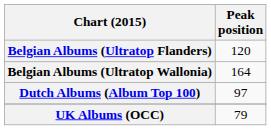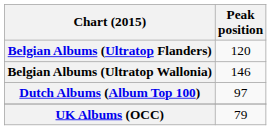(241, 72) 164 -> (241, 72) 146
